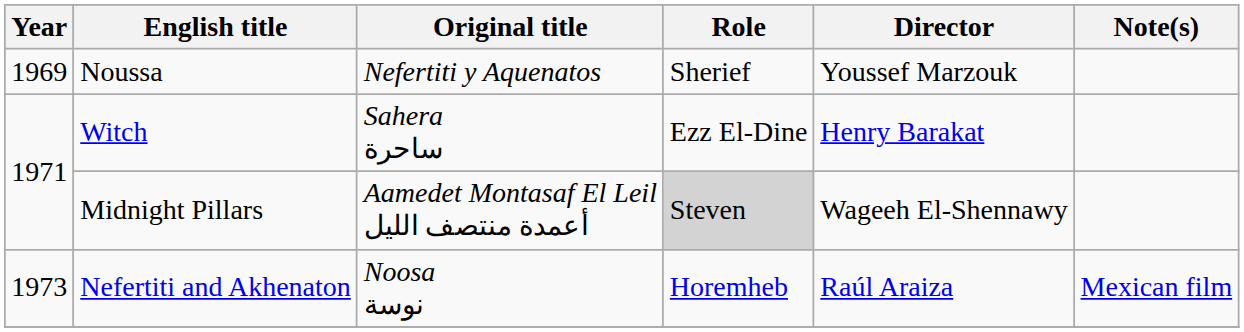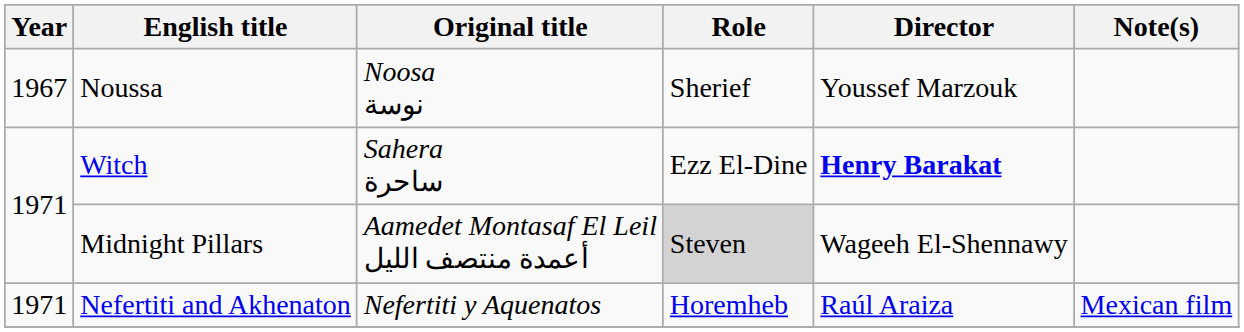(39, 71) 1969 -> (39, 87) 1967
(482, 71) Nefertiti y Aquenatos -> (400, 87) Noosa نوسة
(902, 132) normal -> (911, 165) bold
(39, 287) 1973 -> (39, 304) 1971
(400, 287) Noosa نوسة -> (482, 304) Nefertiti y Aquenatos
